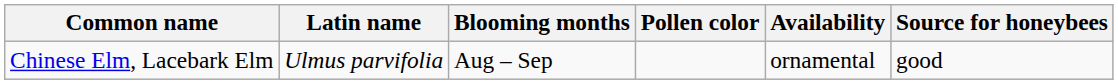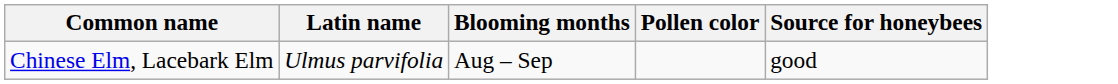- column: (828, 23)
